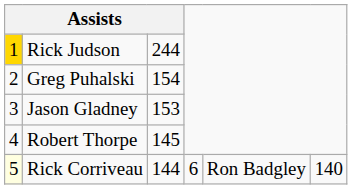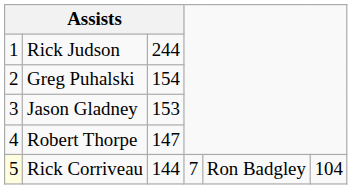(14, 49) gold background -> (14, 49) no background
(166, 139) 145 -> (166, 139) 147
(193, 169) 6 -> (193, 169) 7
(329, 169) 140 -> (329, 169) 104
